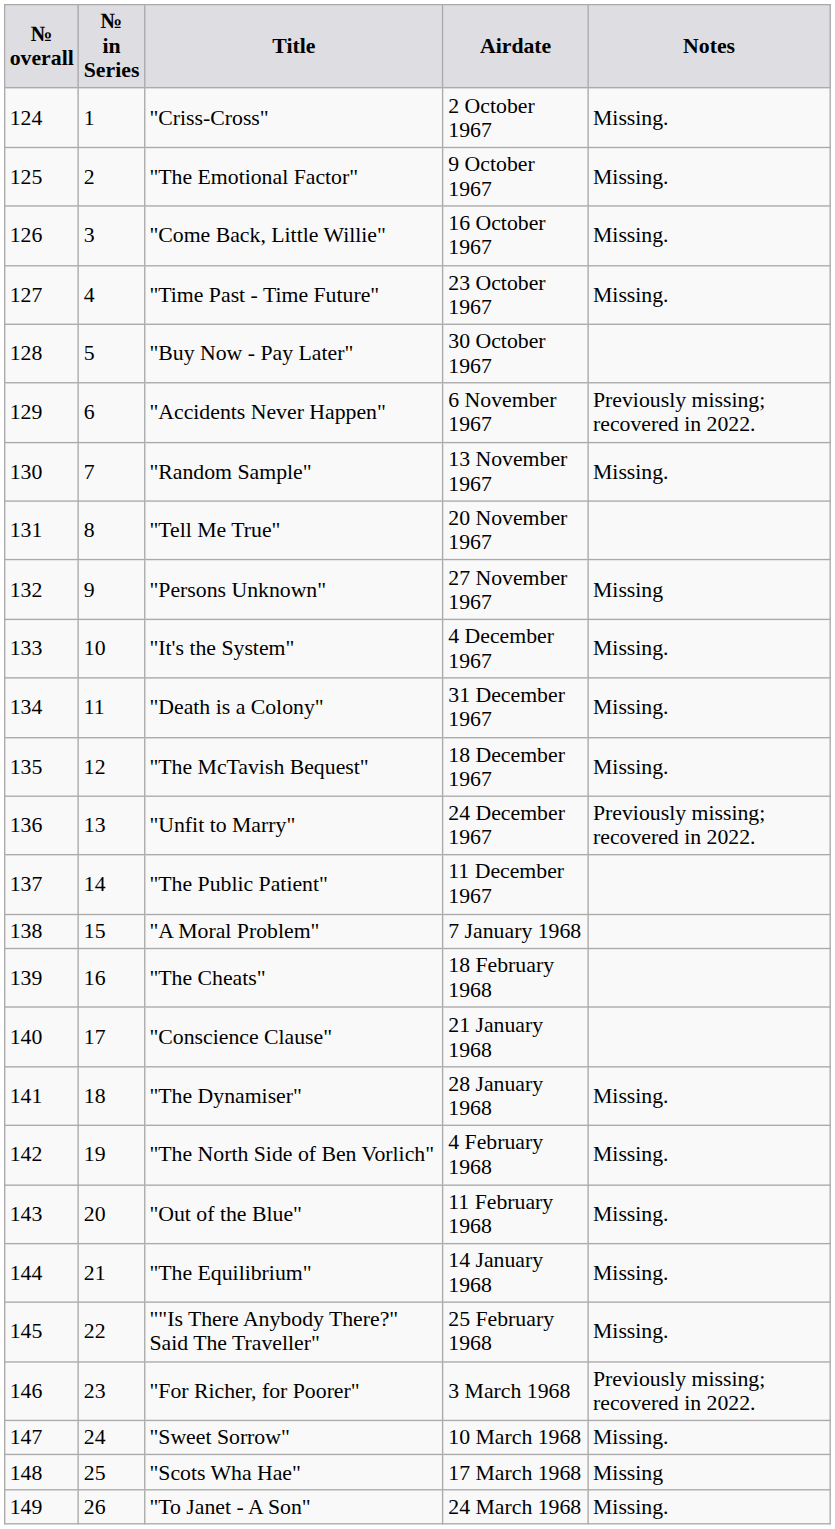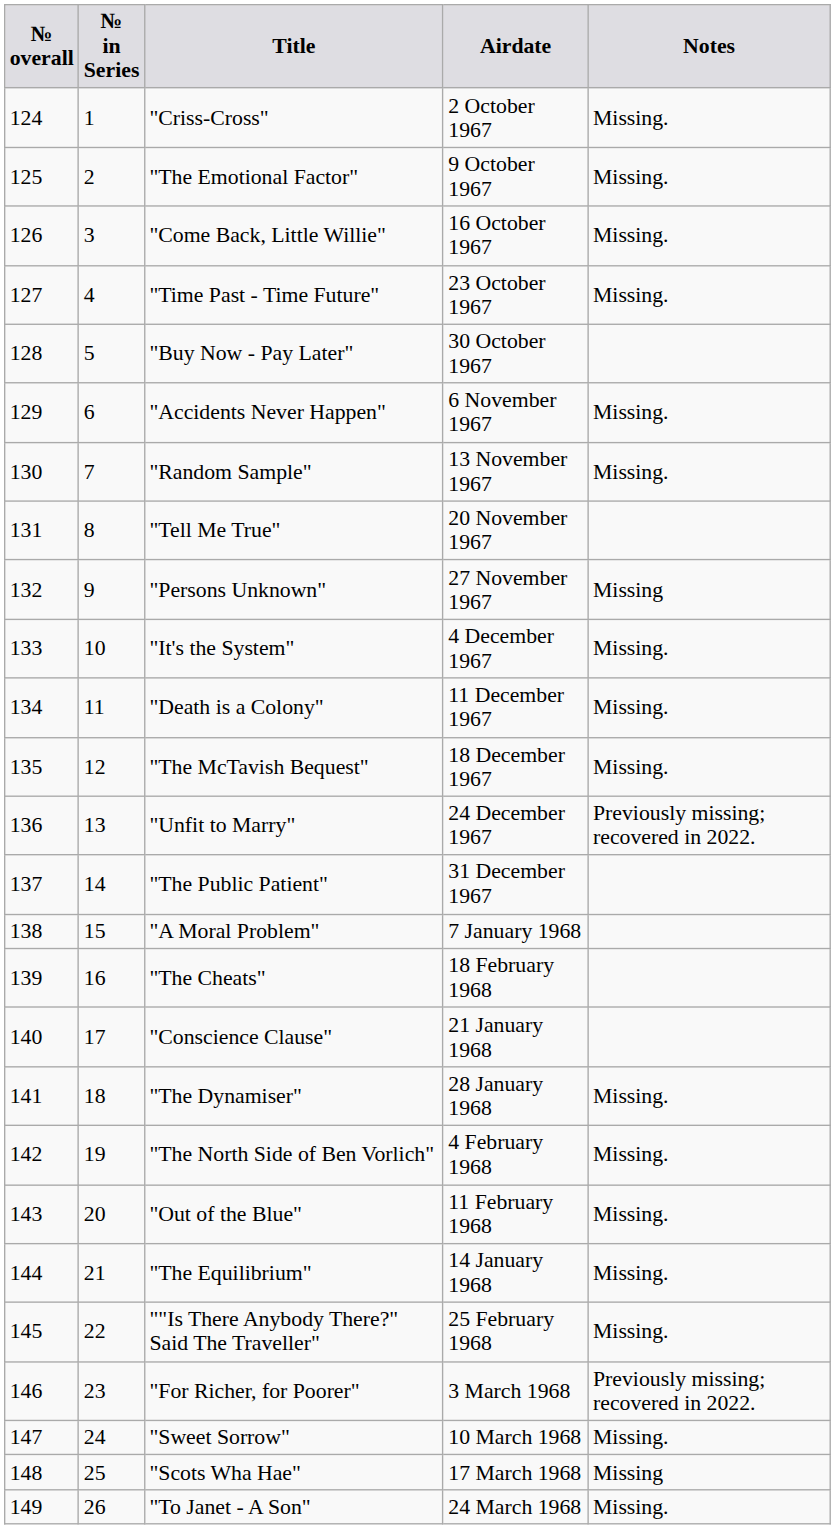(679, 412) Previously missing; recovered in 2022. -> (631, 412) Missing.
(507, 707) 31 December 1967 -> (506, 707) 11 December 1967
(506, 884) 11 December 1967 -> (507, 884) 31 December 1967
